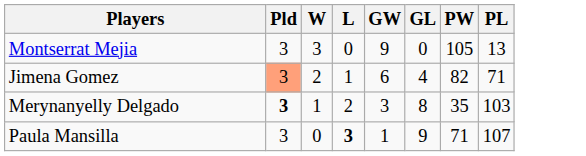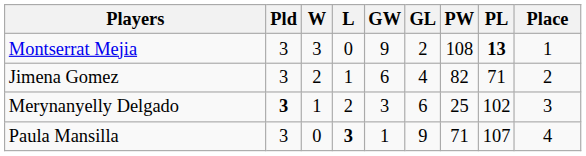+ column: (548, 19)
(423, 48) 0 -> (423, 48) 2
(459, 48) 105 -> (459, 48) 108
(497, 48) normal -> (497, 48) bold
(284, 77) lightsalmon background -> (284, 77) no background
(423, 106) 8 -> (423, 106) 6
(459, 106) 35 -> (459, 106) 25
(497, 106) 103 -> (497, 106) 102
